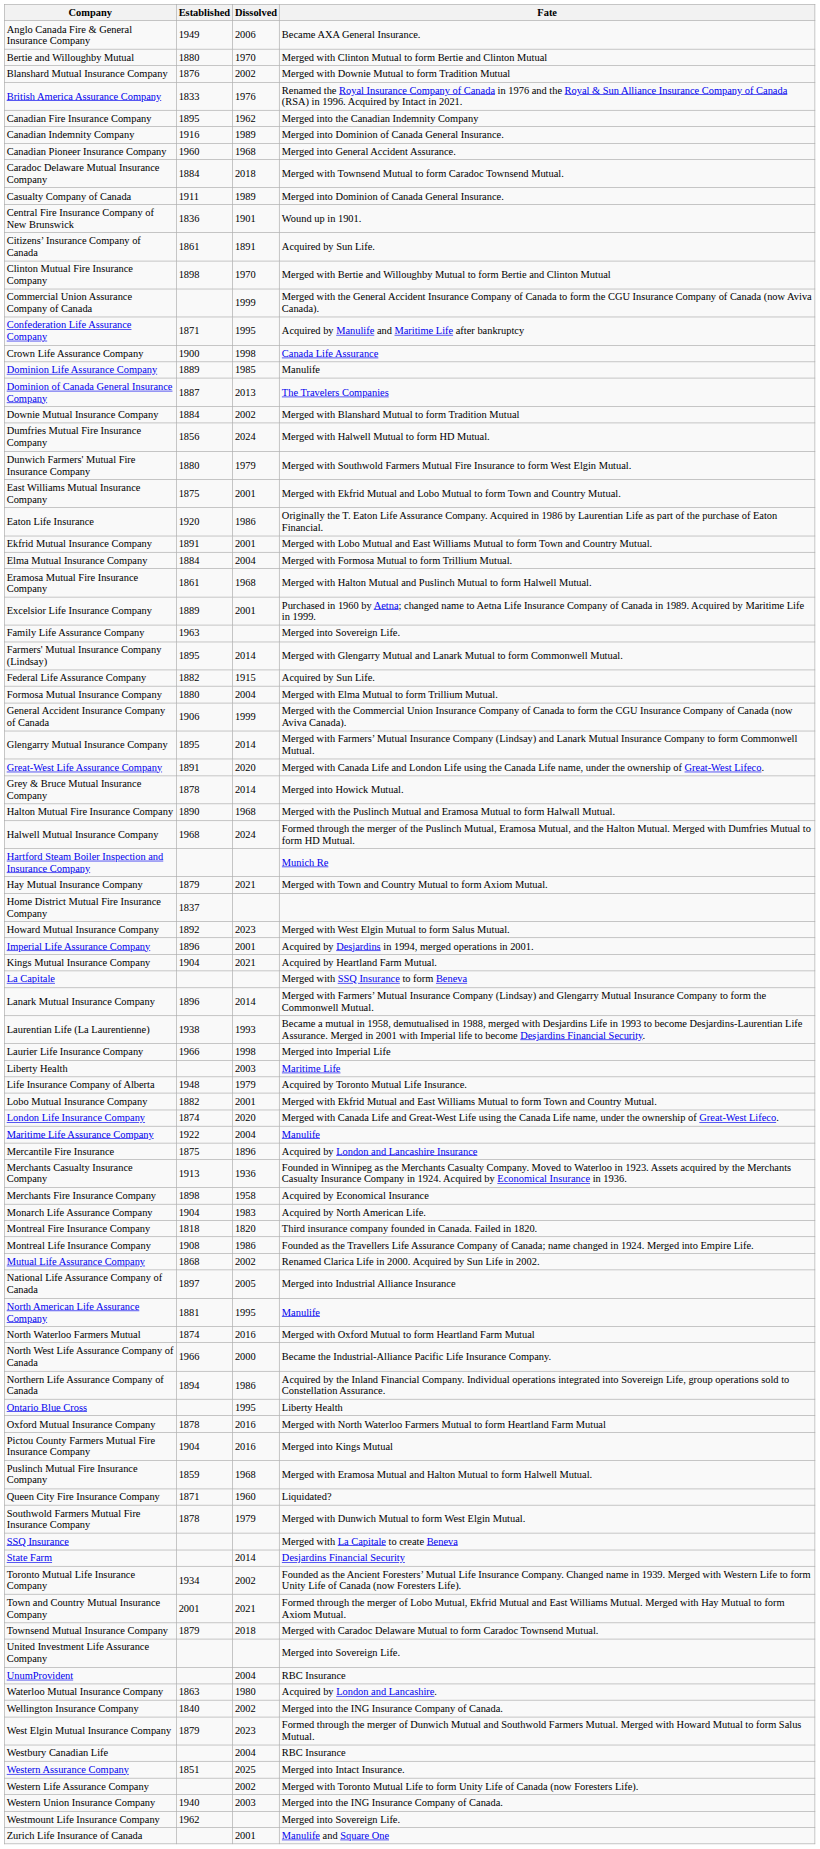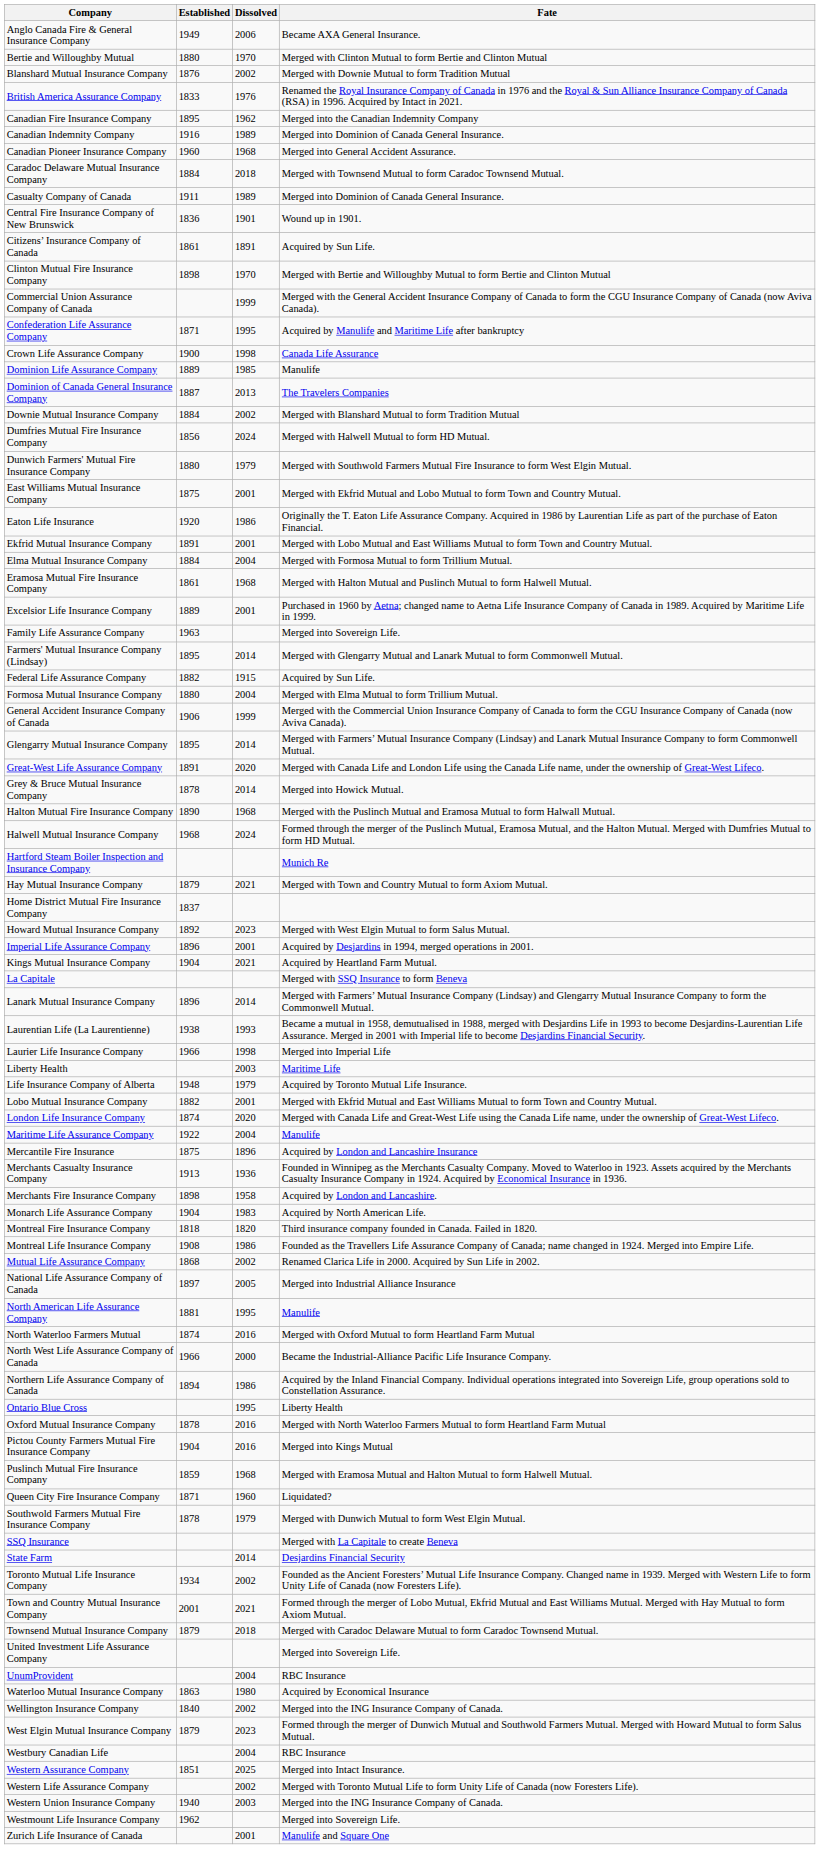(355, 1195) Acquired by Economical Insurance -> (359, 1195) Acquired by London and Lancashire.
(359, 1692) Acquired by London and Lancashire. -> (355, 1692) Acquired by Economical Insurance
